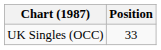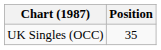(131, 34) 33 -> (131, 34) 35
